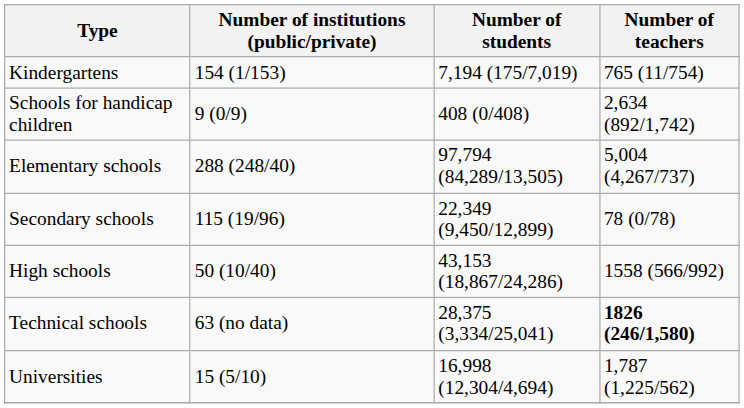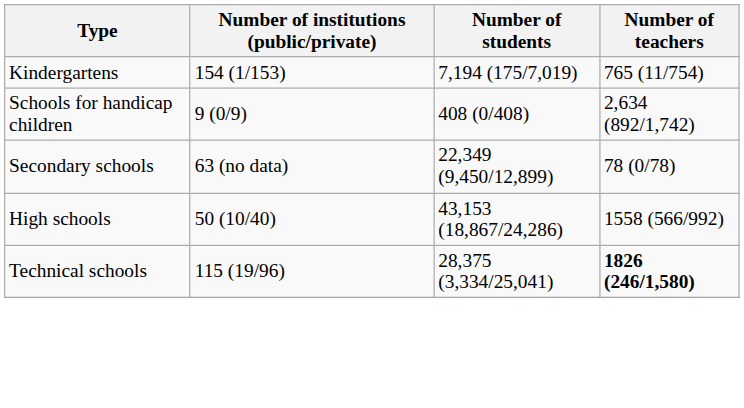- row: (85, 166)
(240, 218) 115 (19/96) -> (241, 166) 63 (no data)
(241, 323) 63 (no data) -> (240, 271) 115 (19/96)
- row: (56, 376)
